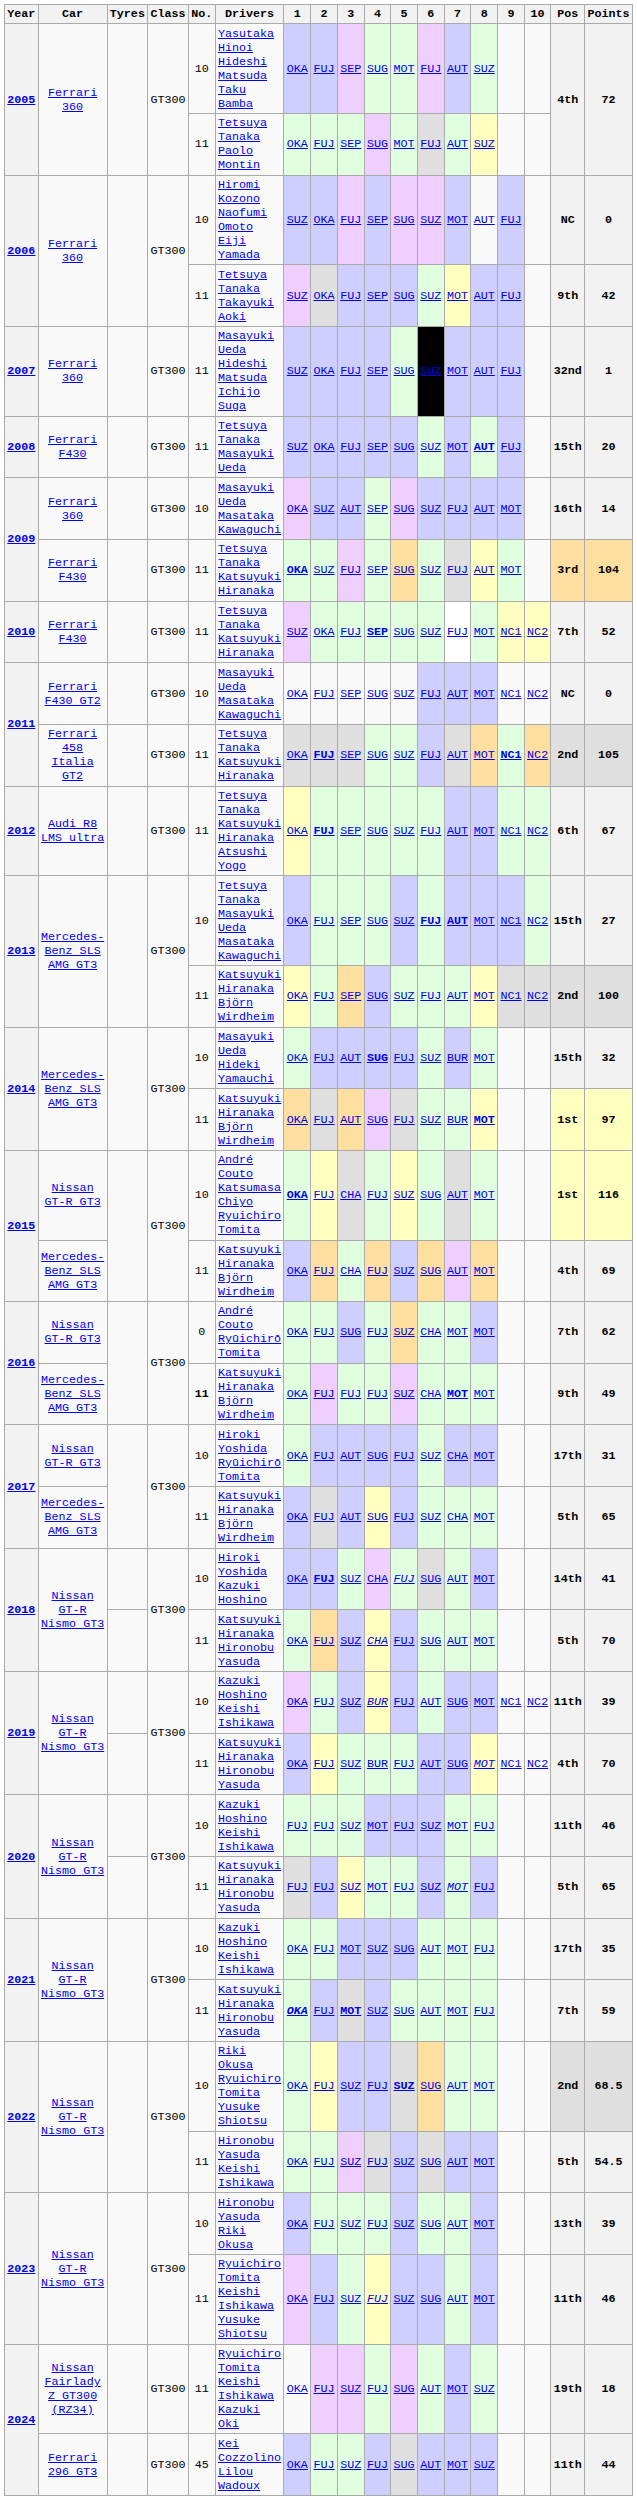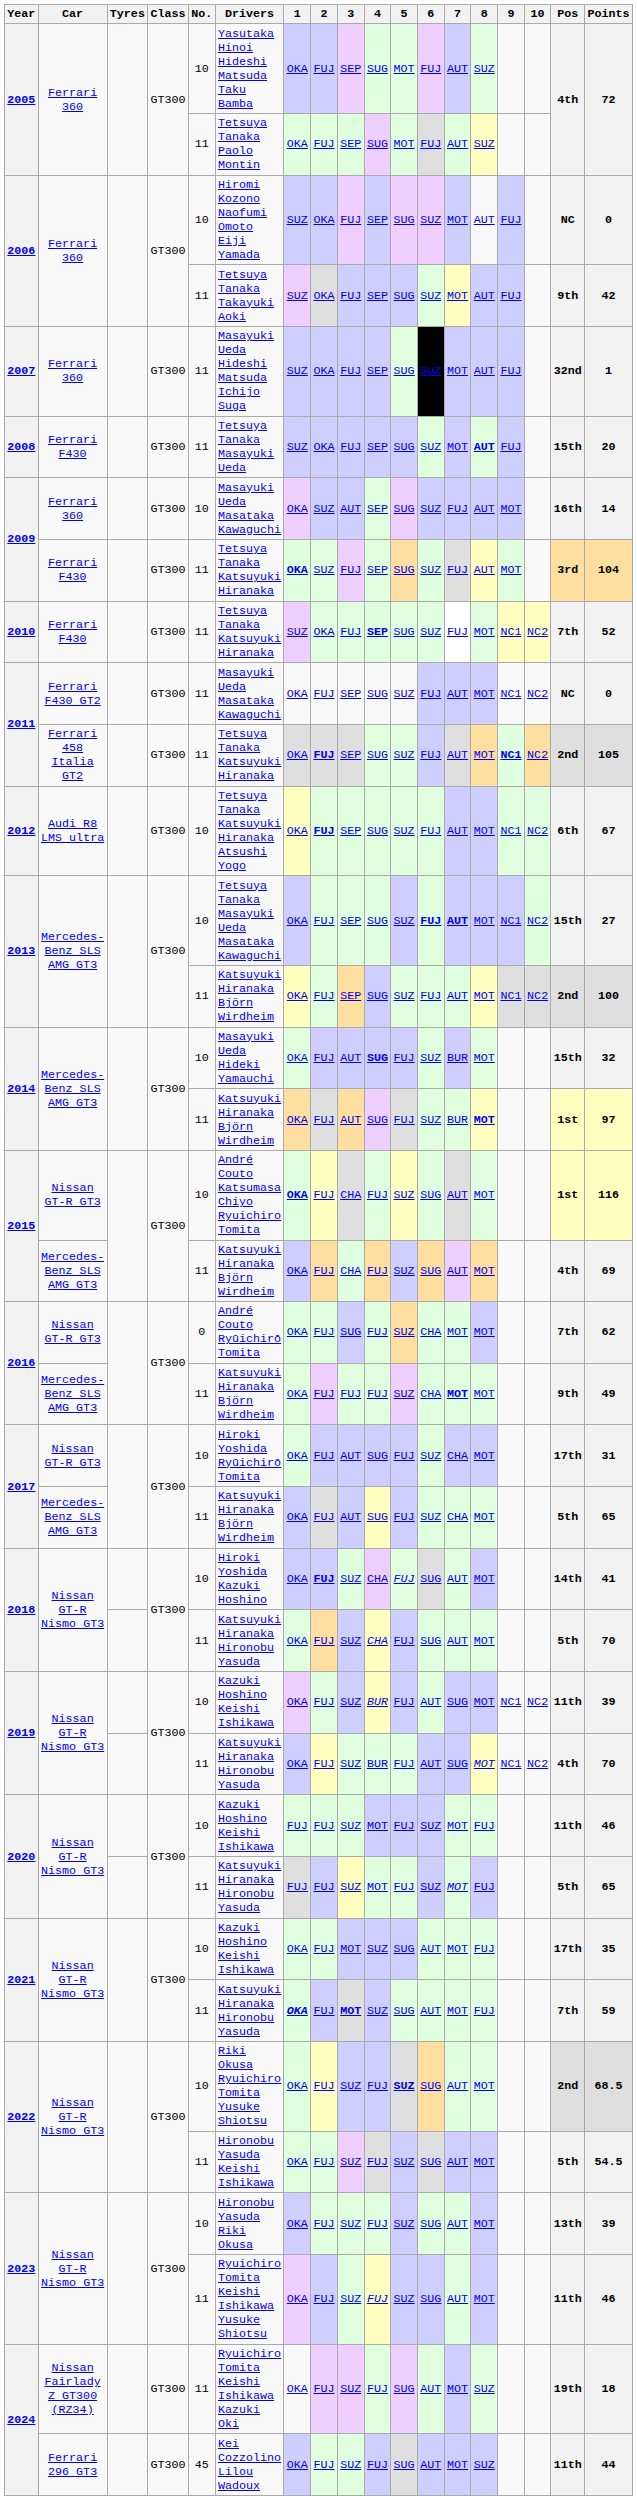(202, 694) 10 -> (202, 694) 11
(202, 831) 11 -> (202, 831) 10
(202, 1394) bold -> (202, 1394) normal
